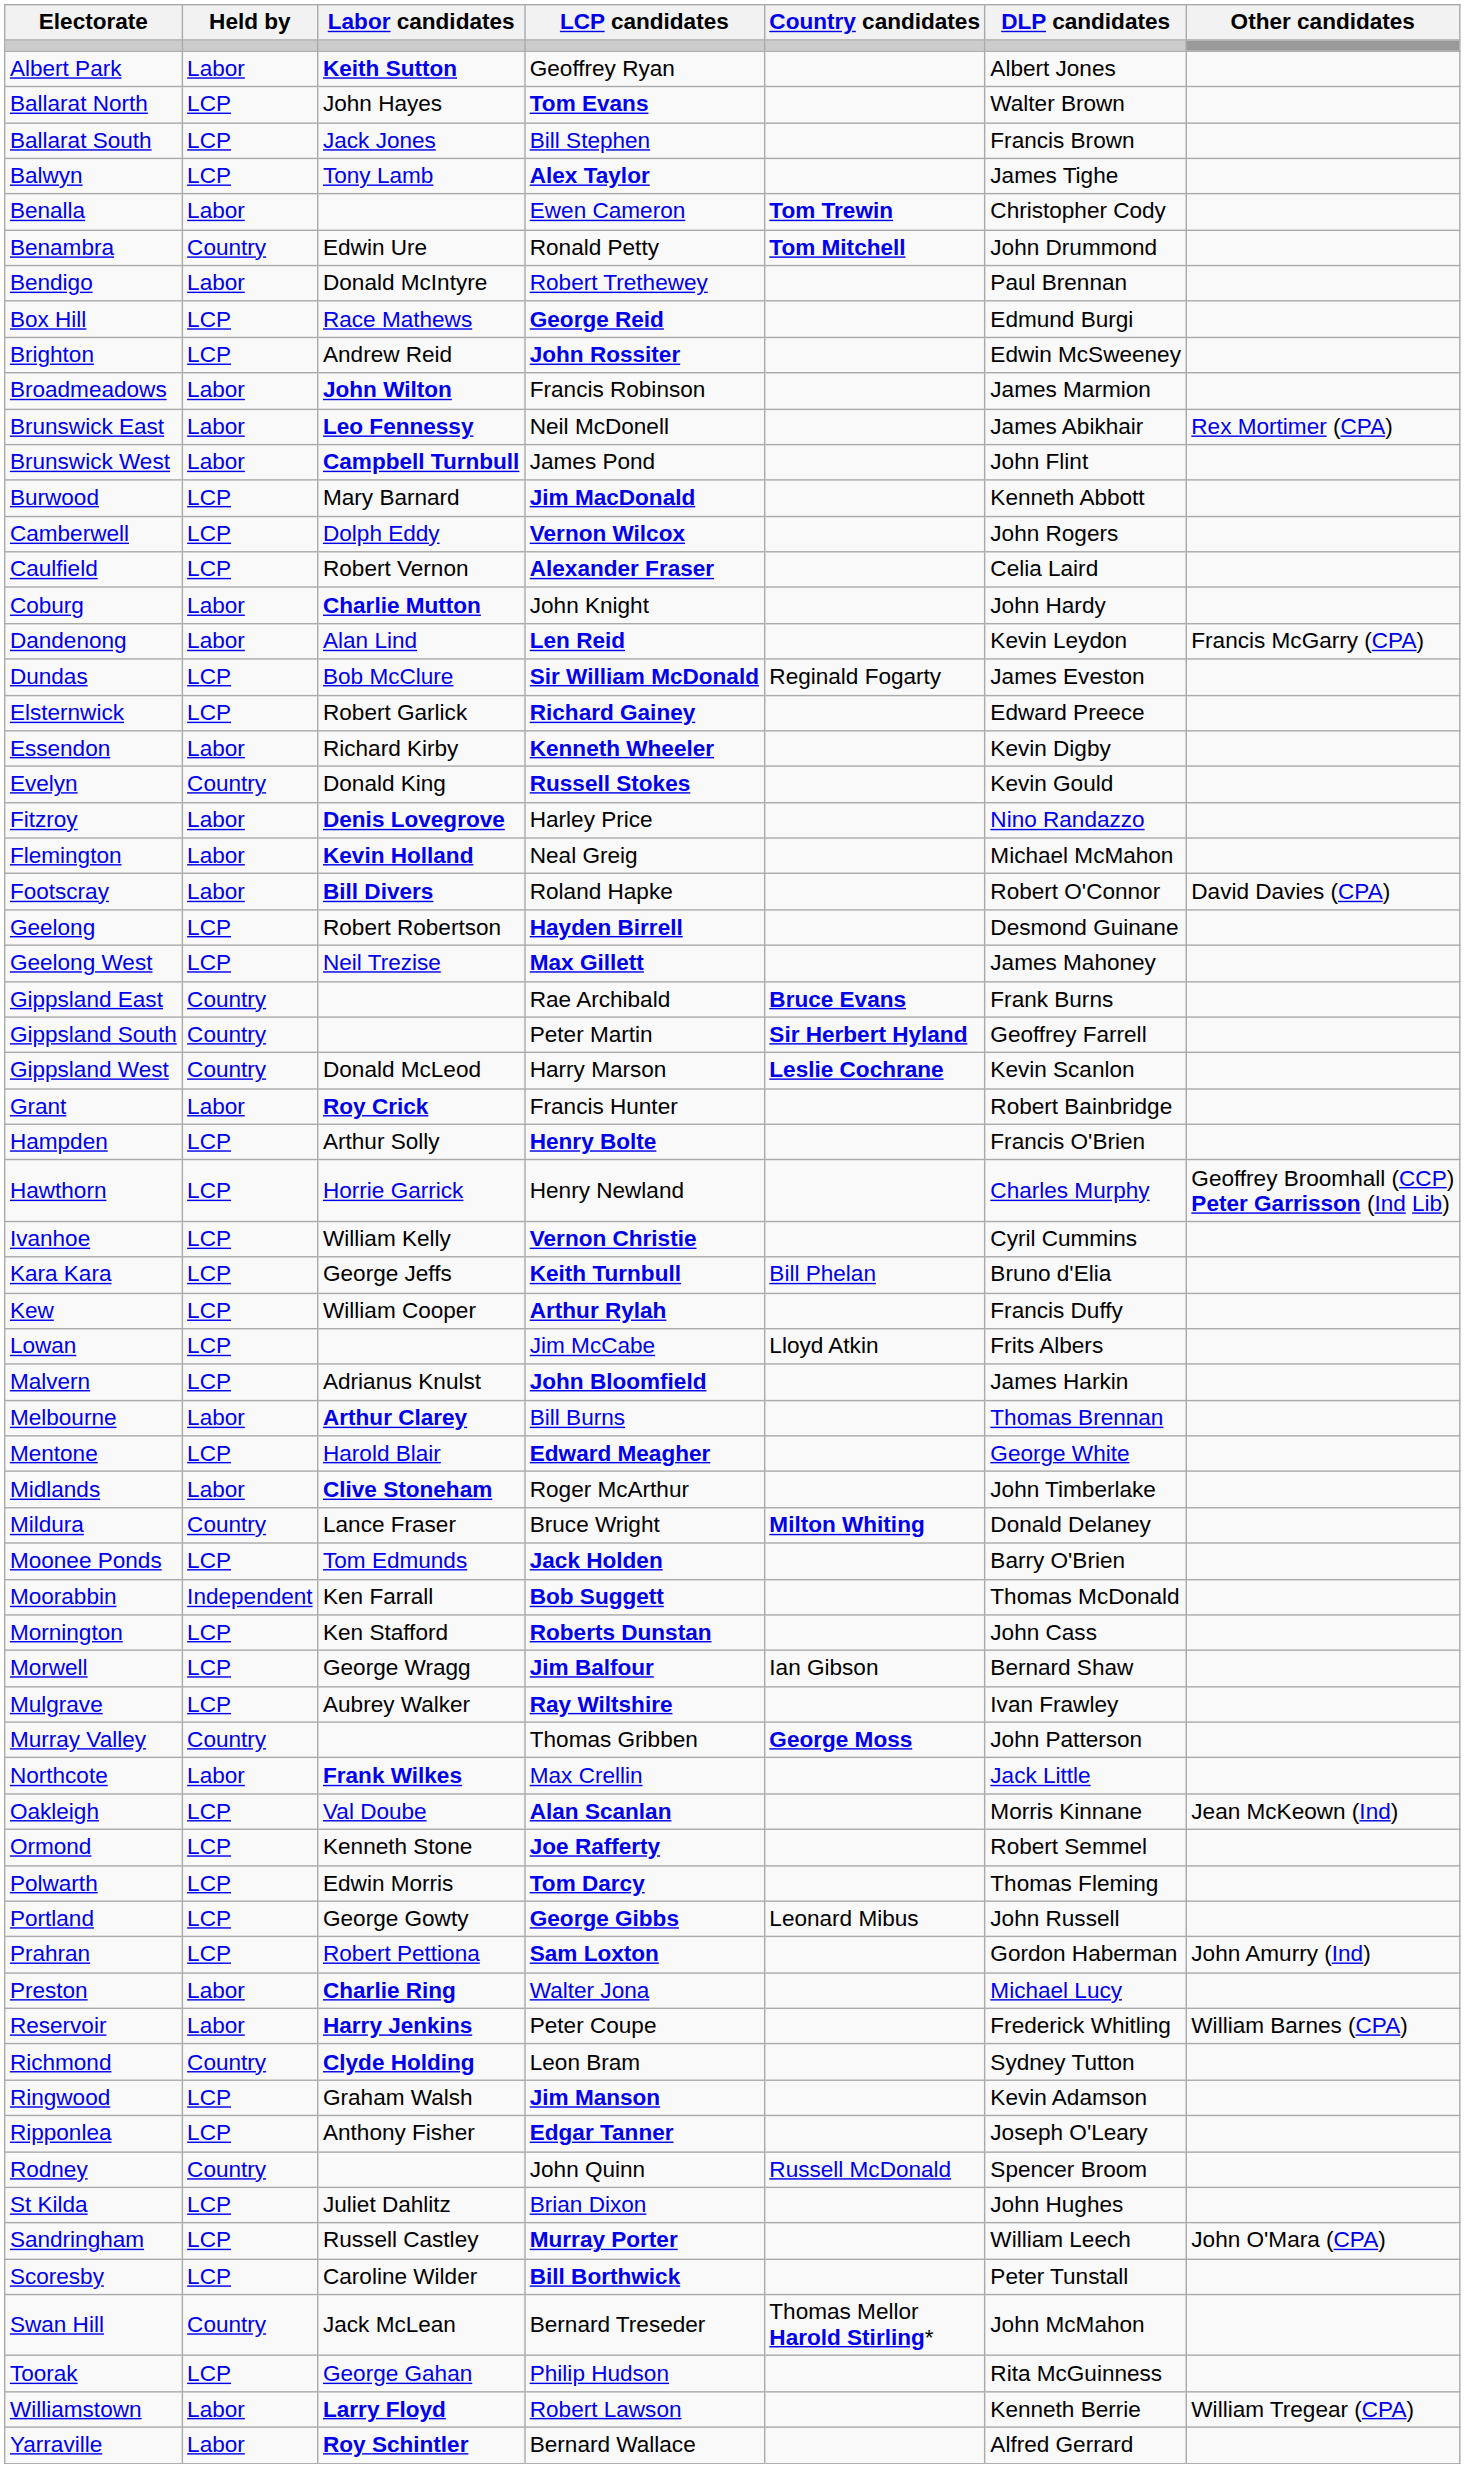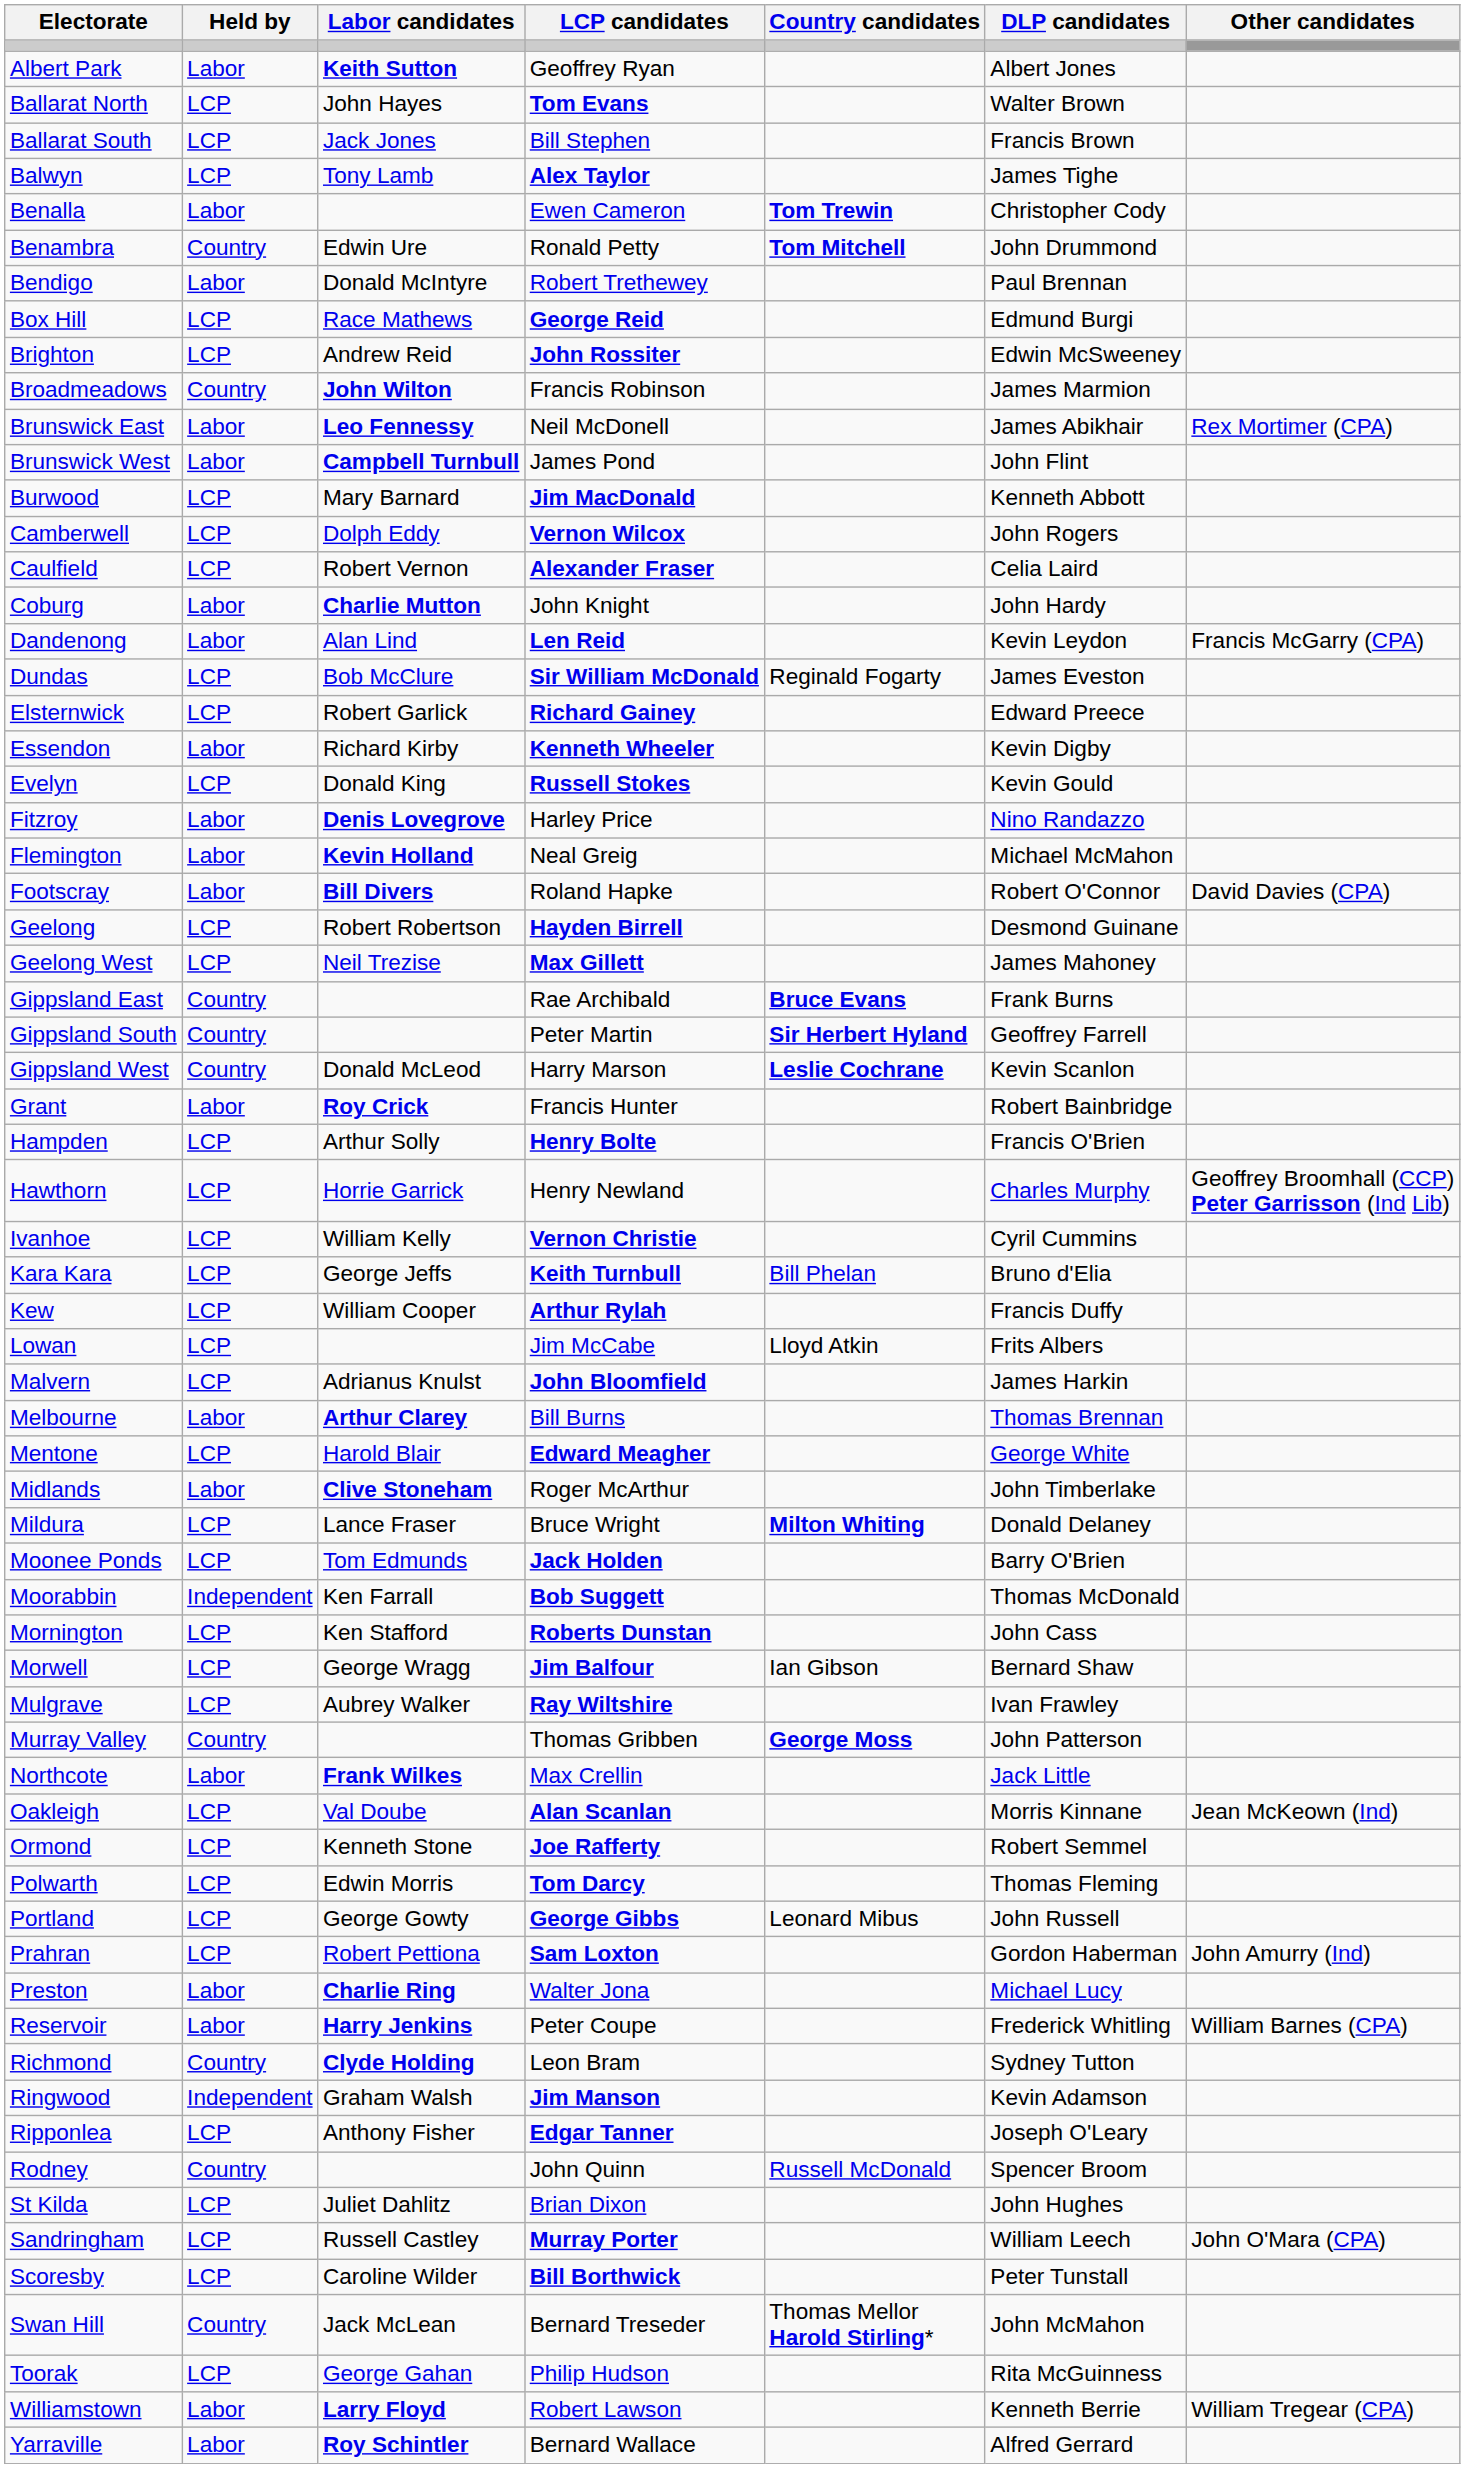(216, 390) Labor -> (227, 390) Country
(227, 784) Country -> (209, 784) LCP
(227, 1525) Country -> (209, 1525) LCP
(209, 2097) LCP -> (250, 2097) Independent
